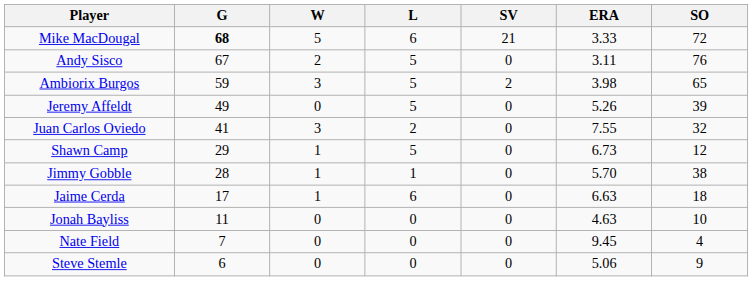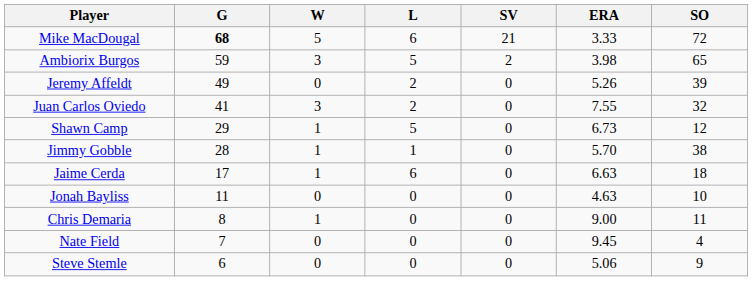- row: (89, 60)
(413, 106) 5 -> (413, 83) 2
+ row: (89, 219)
